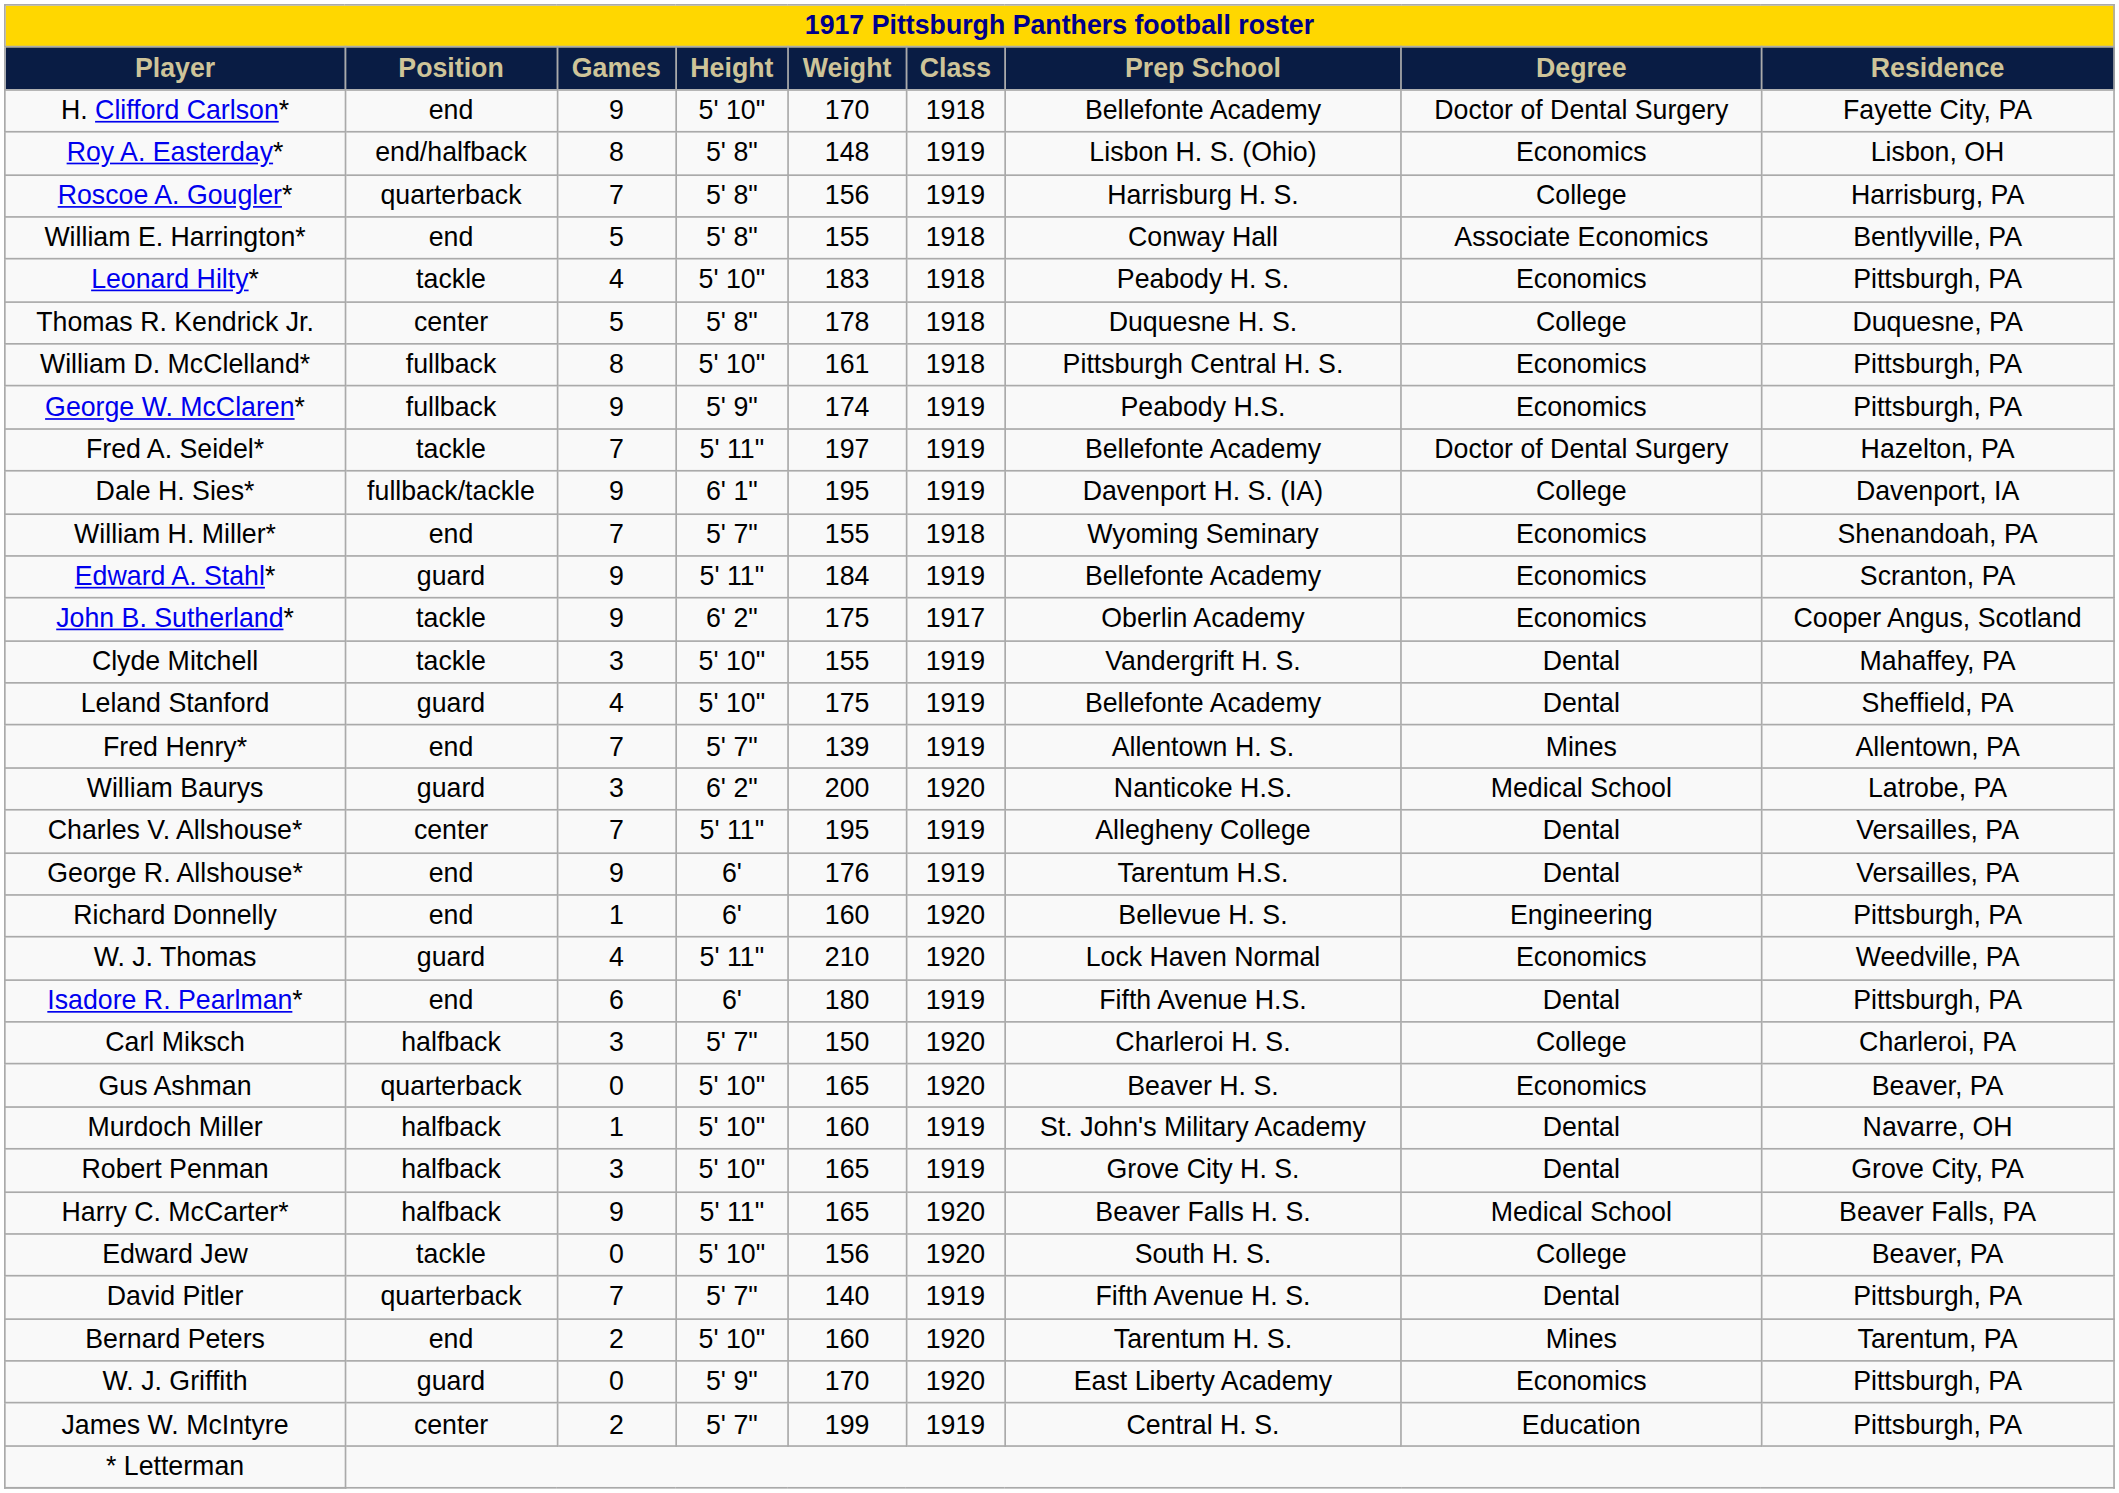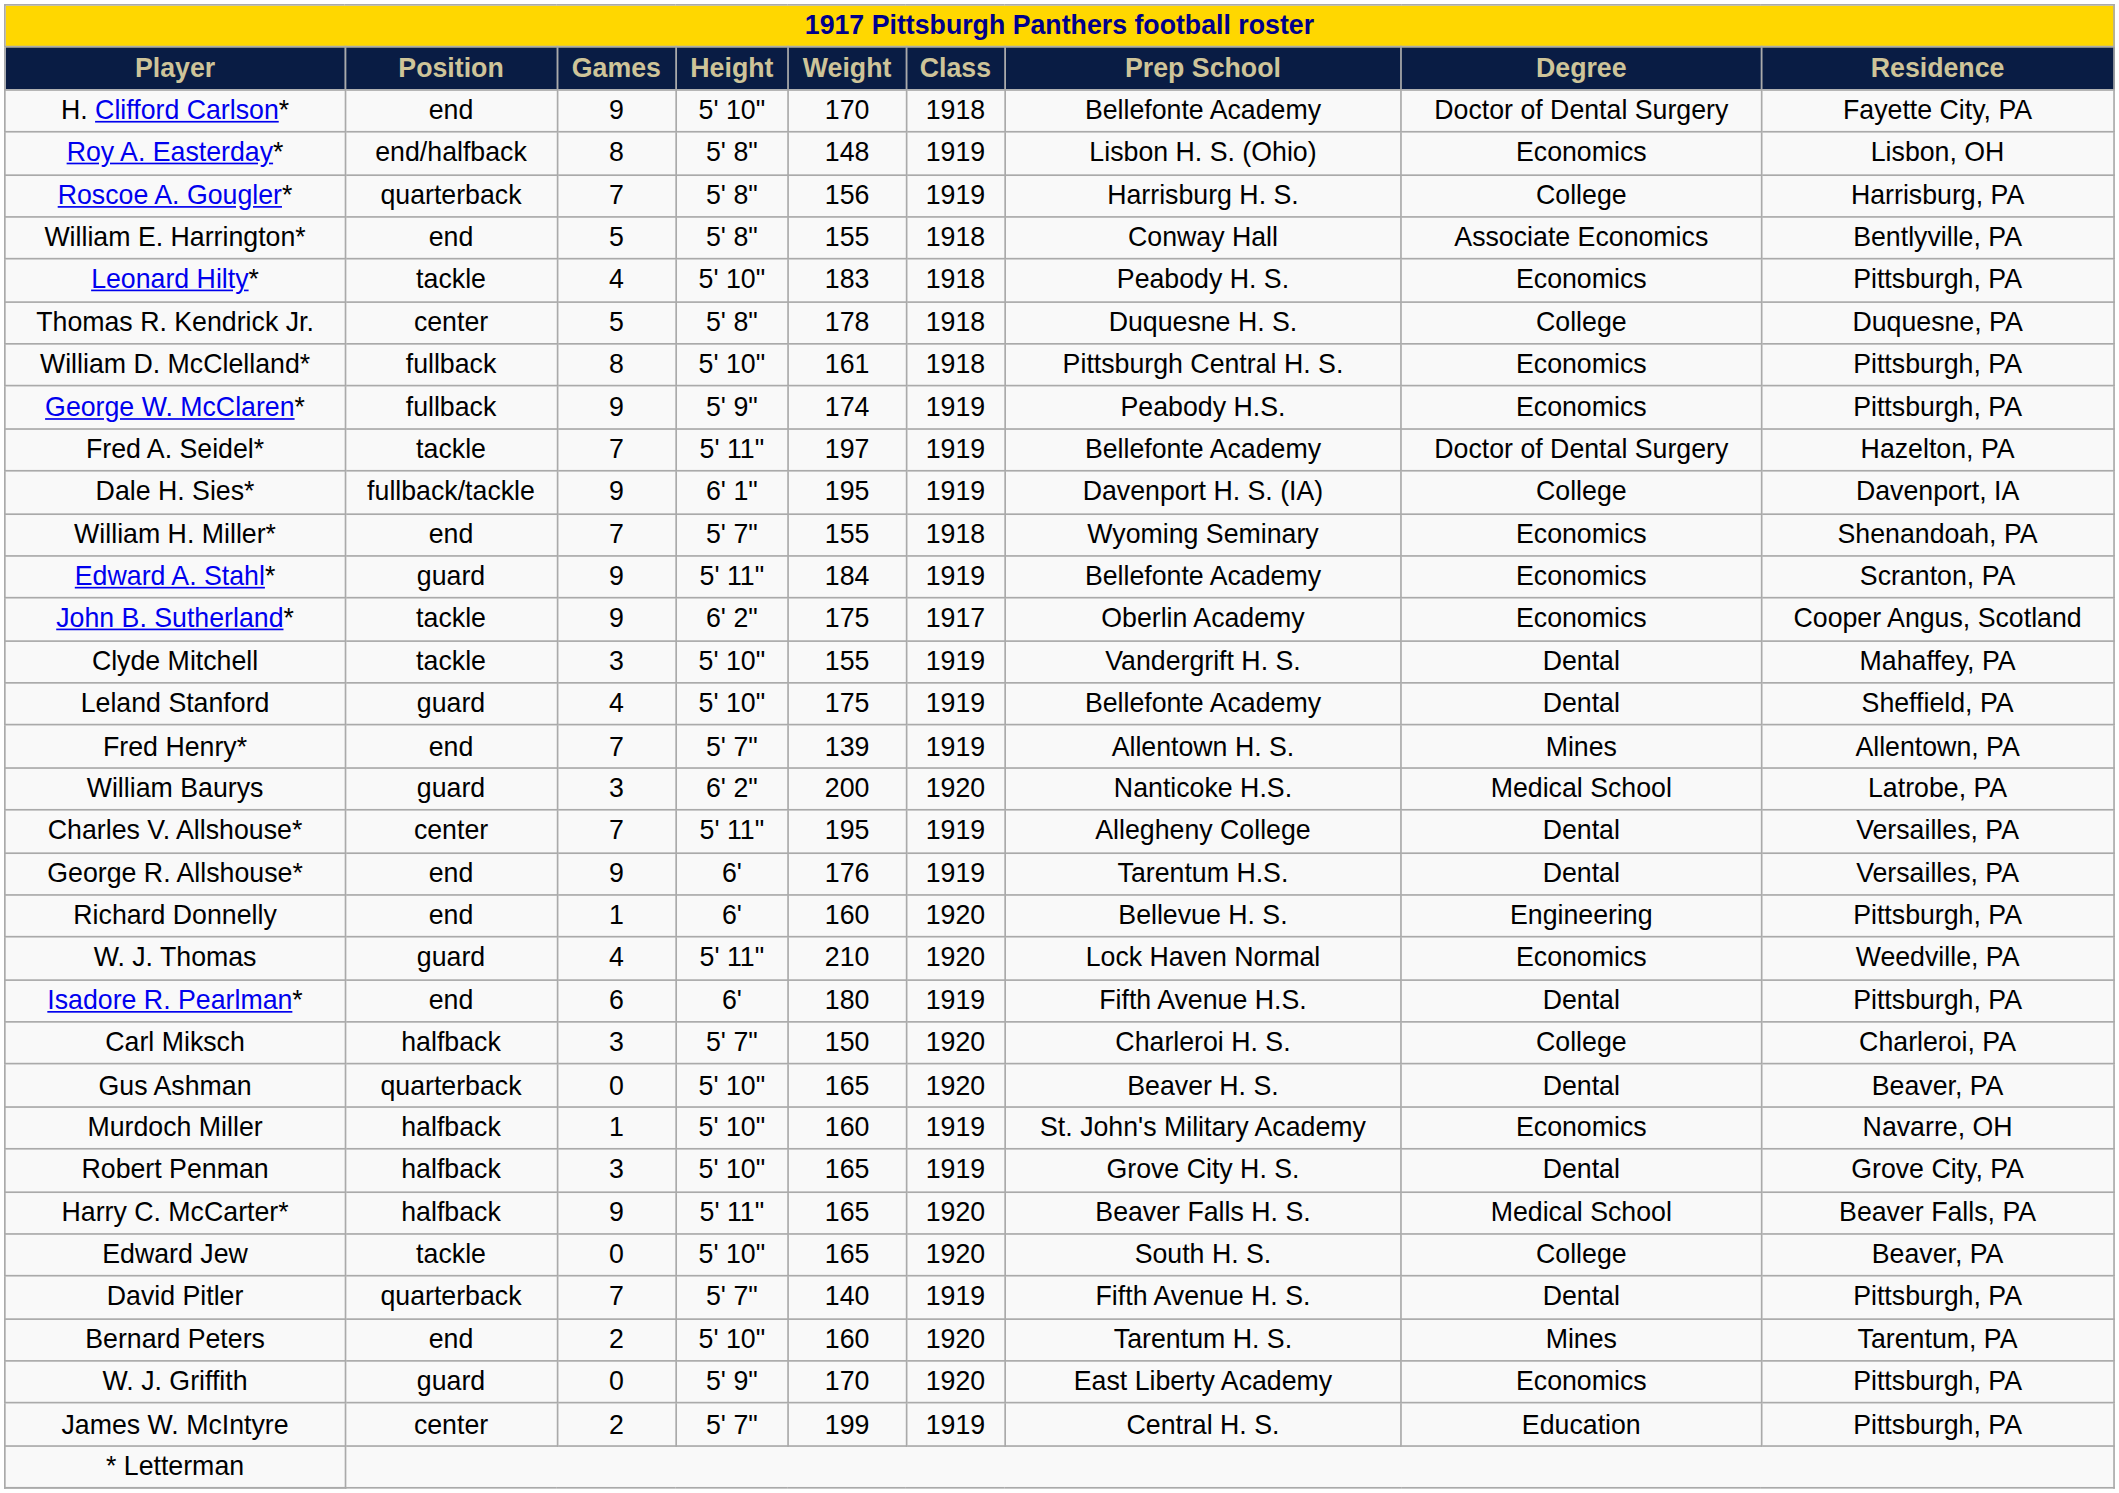(1581, 1085) Economics -> (1581, 1085) Dental
(1581, 1127) Dental -> (1581, 1127) Economics
(847, 1254) 156 -> (847, 1254) 165
